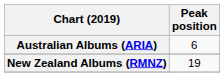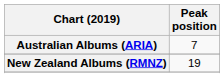(194, 44) 6 -> (194, 44) 7
